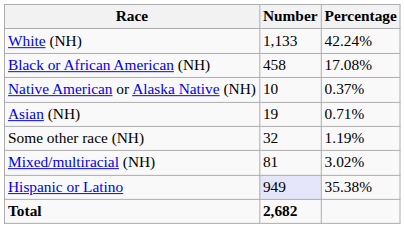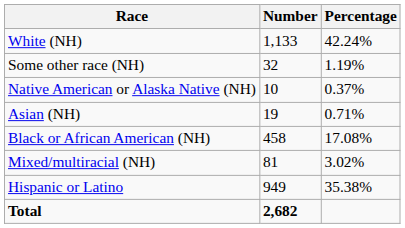rows swapped: (109, 65) <-> (76, 138)
(274, 187) lavender background -> (274, 187) no background
